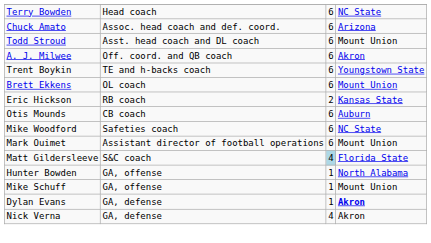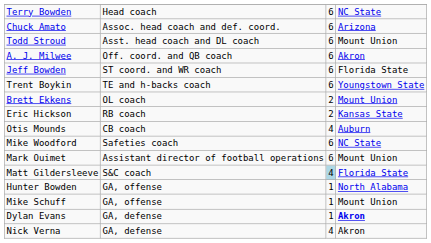+ row: (36, 70)
(331, 85) 6 -> (331, 99) 2
(331, 114) 6 -> (331, 129) 4
